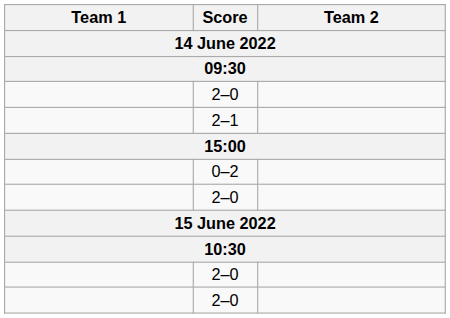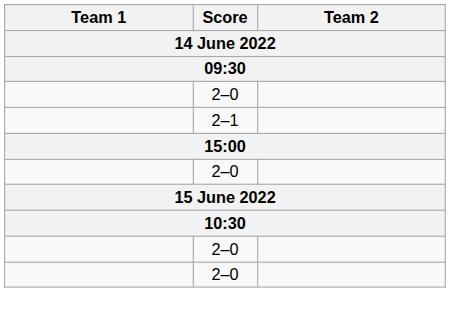- row: (99, 172)
